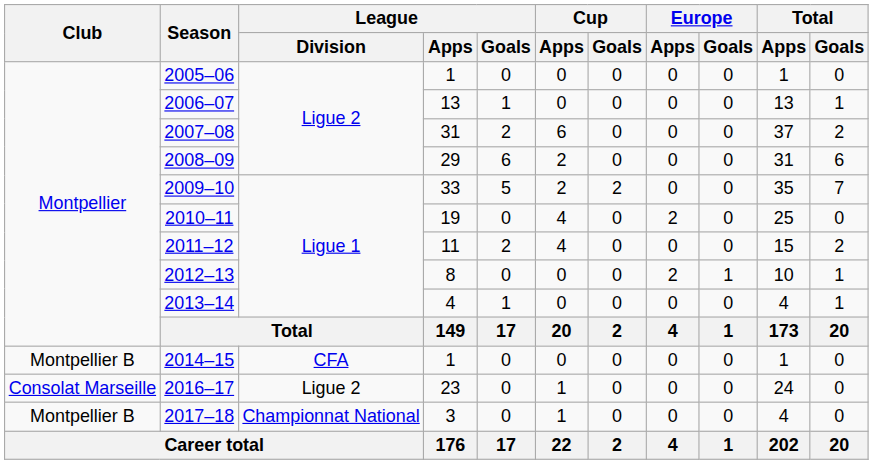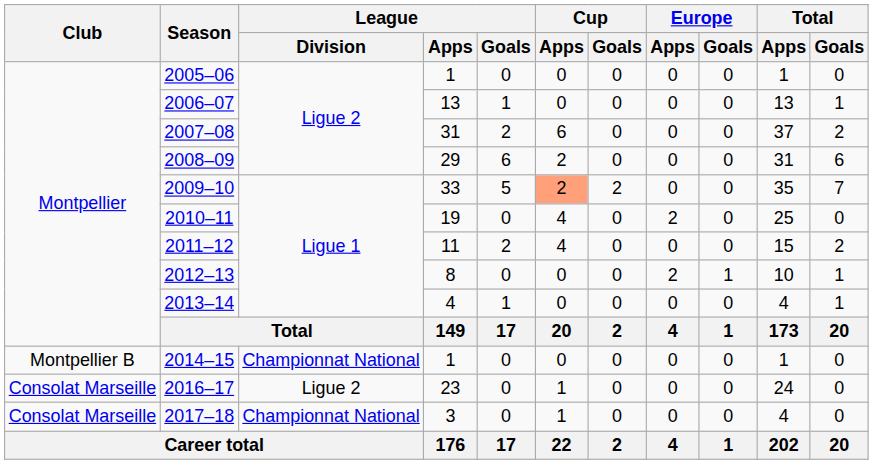(561, 189) no background -> (561, 189) lightsalmon background
(331, 359) CFA -> (331, 359) Championnat National
(82, 416) Montpellier B -> (82, 416) Consolat Marseille
